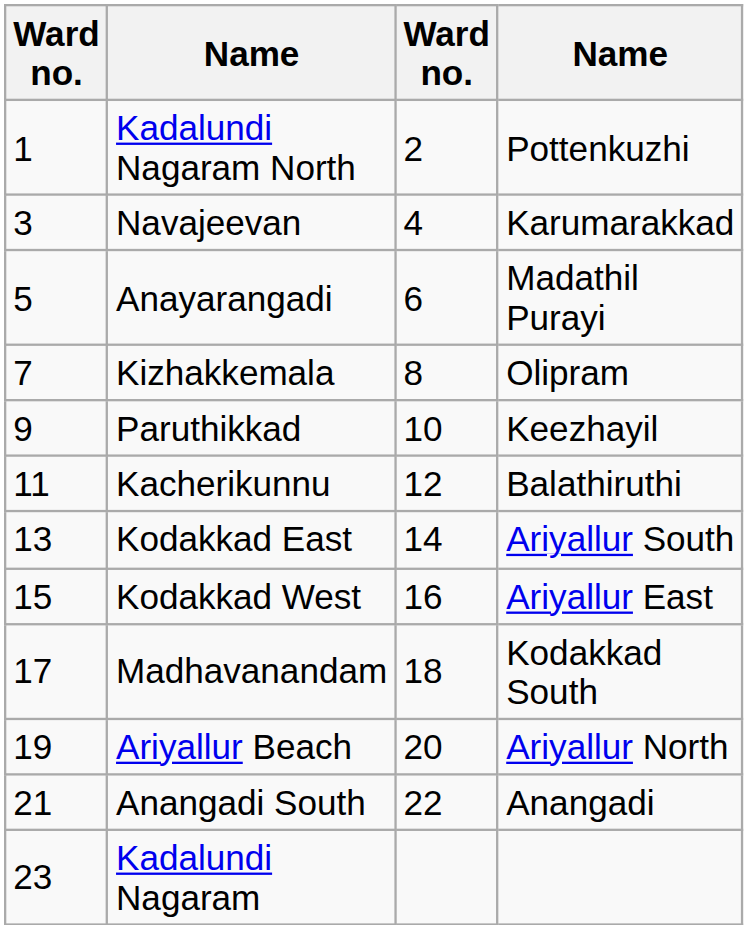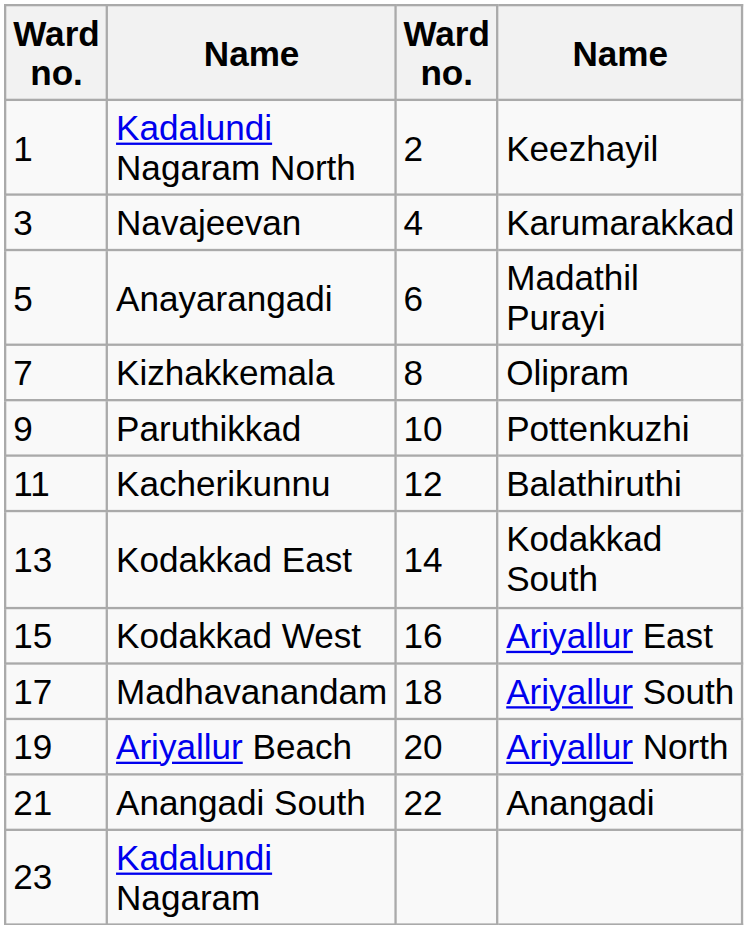(598, 148) Pottenkuzhi -> (582, 148) Keezhayil
(582, 429) Keezhayil -> (598, 429) Pottenkuzhi
(620, 540) Ariyallur South -> (584, 560) Kodakkad South
(584, 671) Kodakkad South -> (620, 690) Ariyallur South
